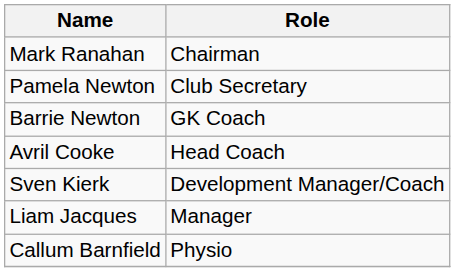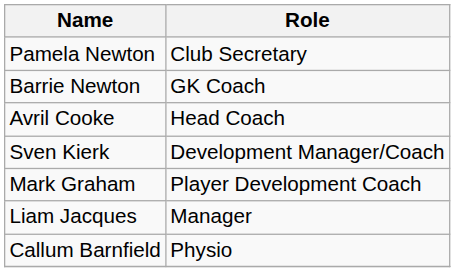- row: (77, 53)
+ row: (72, 184)
